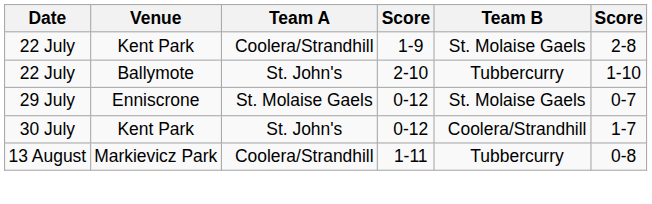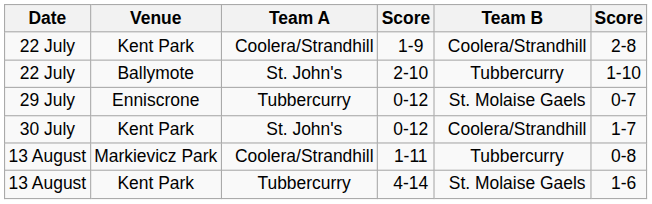(512, 45) St. Molaise Gaels -> (512, 45) Coolera/Strandhill
(299, 101) St. Molaise Gaels -> (299, 101) Tubbercurry
+ row: (47, 184)
